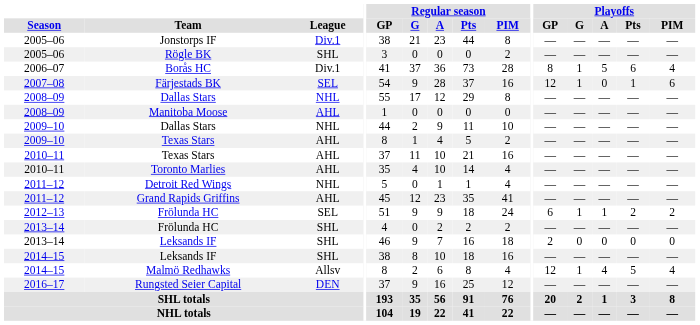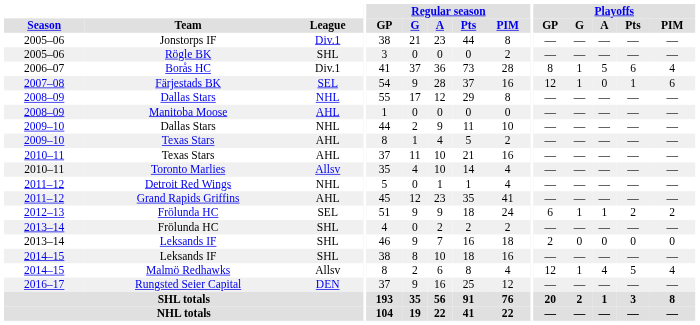(328, 169) AHL -> (328, 169) Allsv
